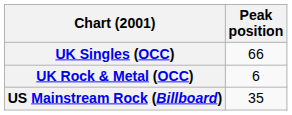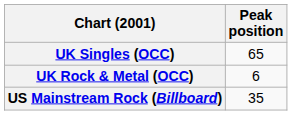(256, 53) 66 -> (256, 53) 65
